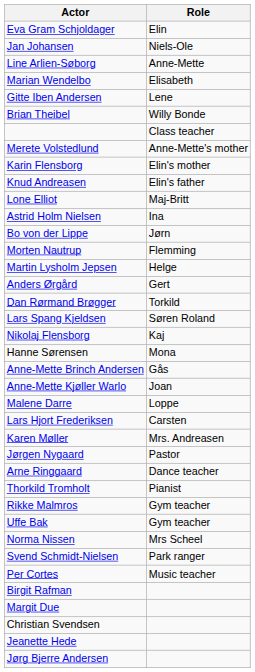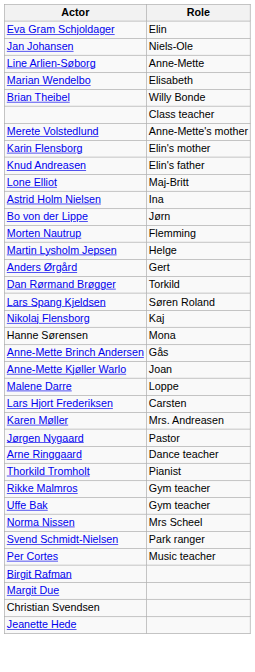- row: (54, 98)
- row: (57, 659)
